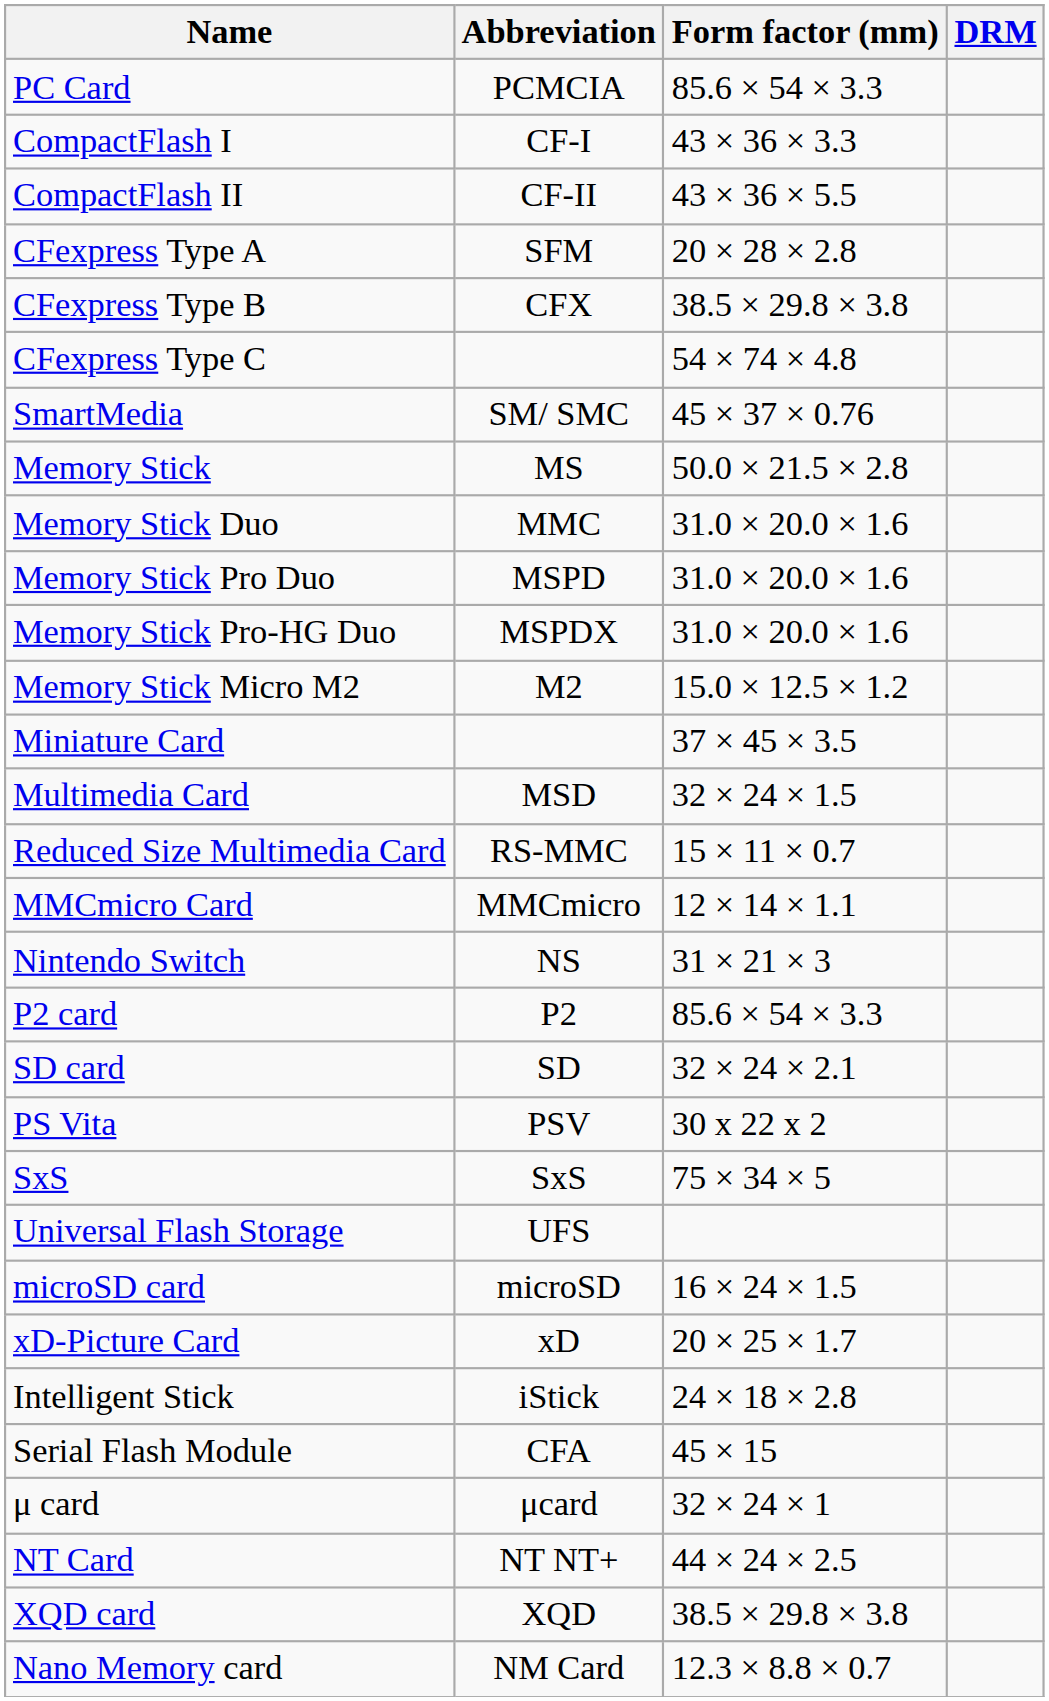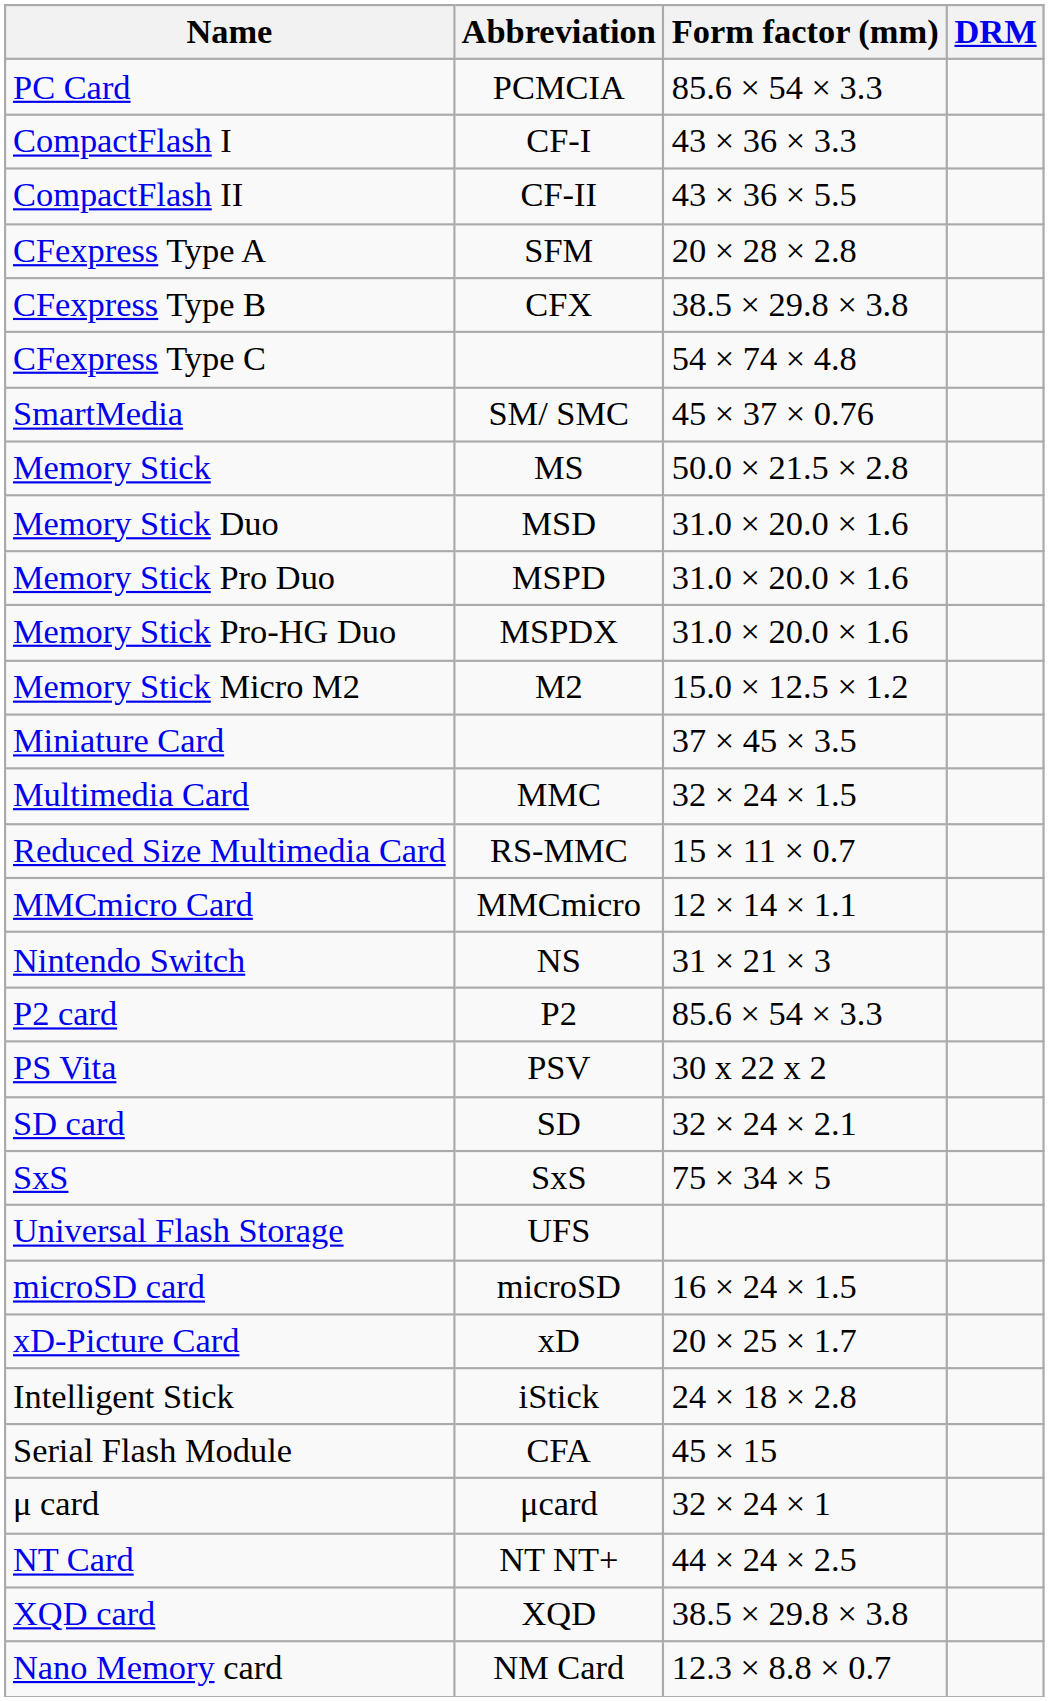(559, 522) MMC -> (559, 522) MSD
(559, 795) MSD -> (559, 795) MMC
rows swapped: (65, 1122) <-> (69, 1068)
